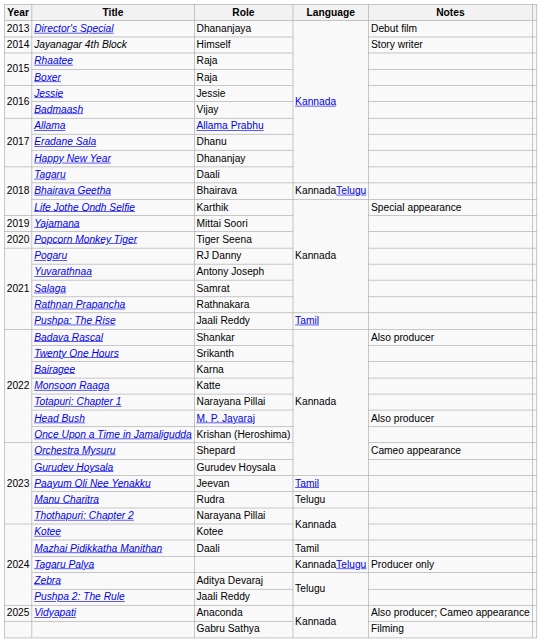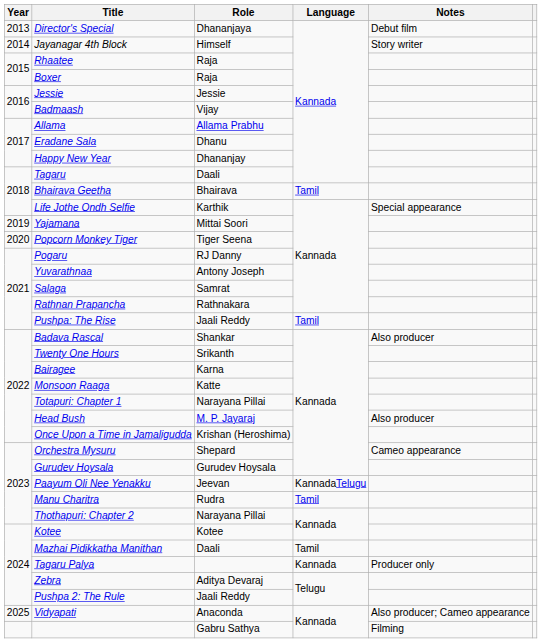(331, 191) KannadaTelugu -> (307, 191) Tamil
(307, 483) Tamil -> (331, 483) KannadaTelugu
(310, 499) Telugu -> (307, 499) Tamil
(331, 564) KannadaTelugu -> (316, 564) Kannada
